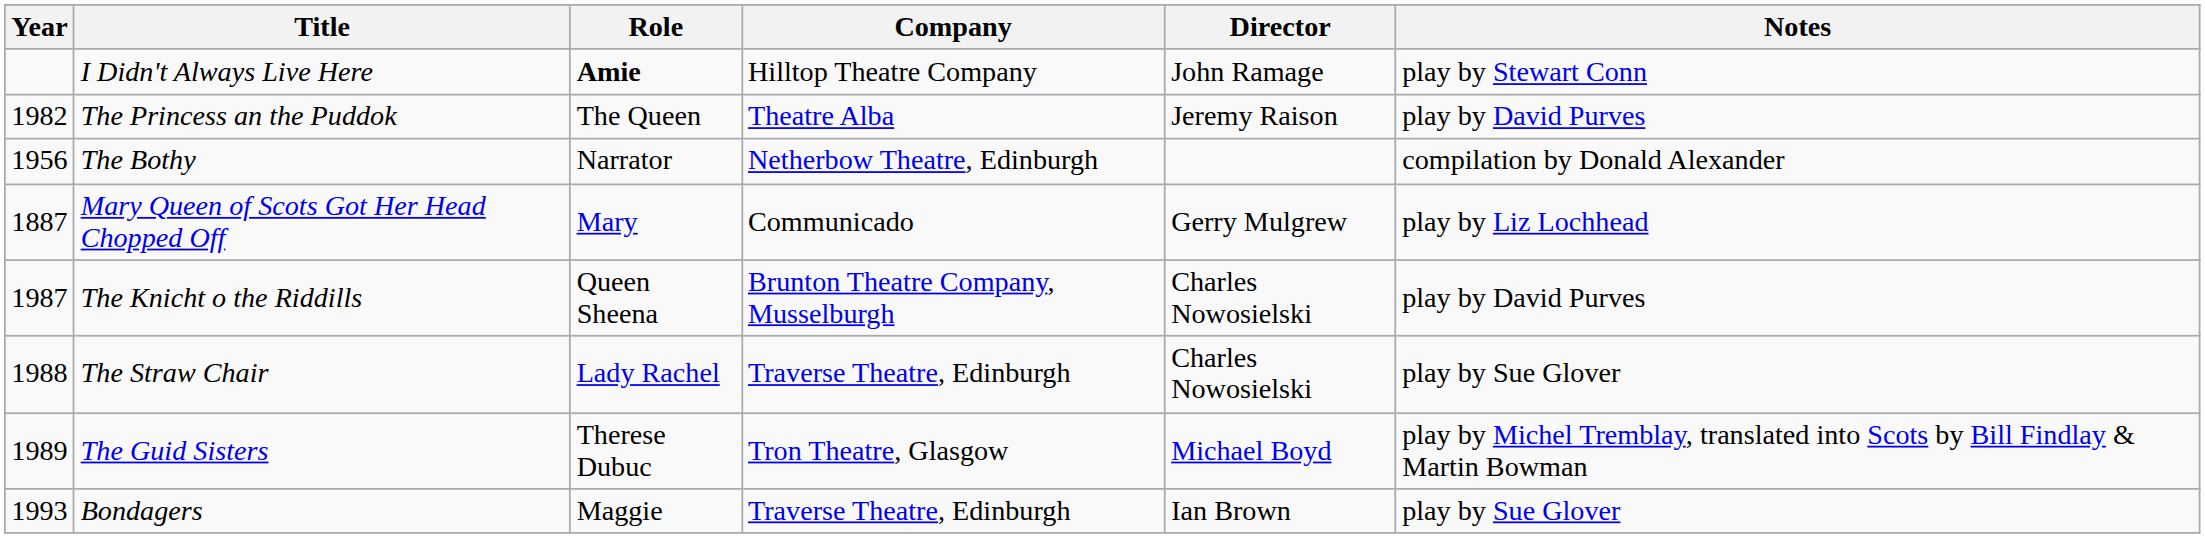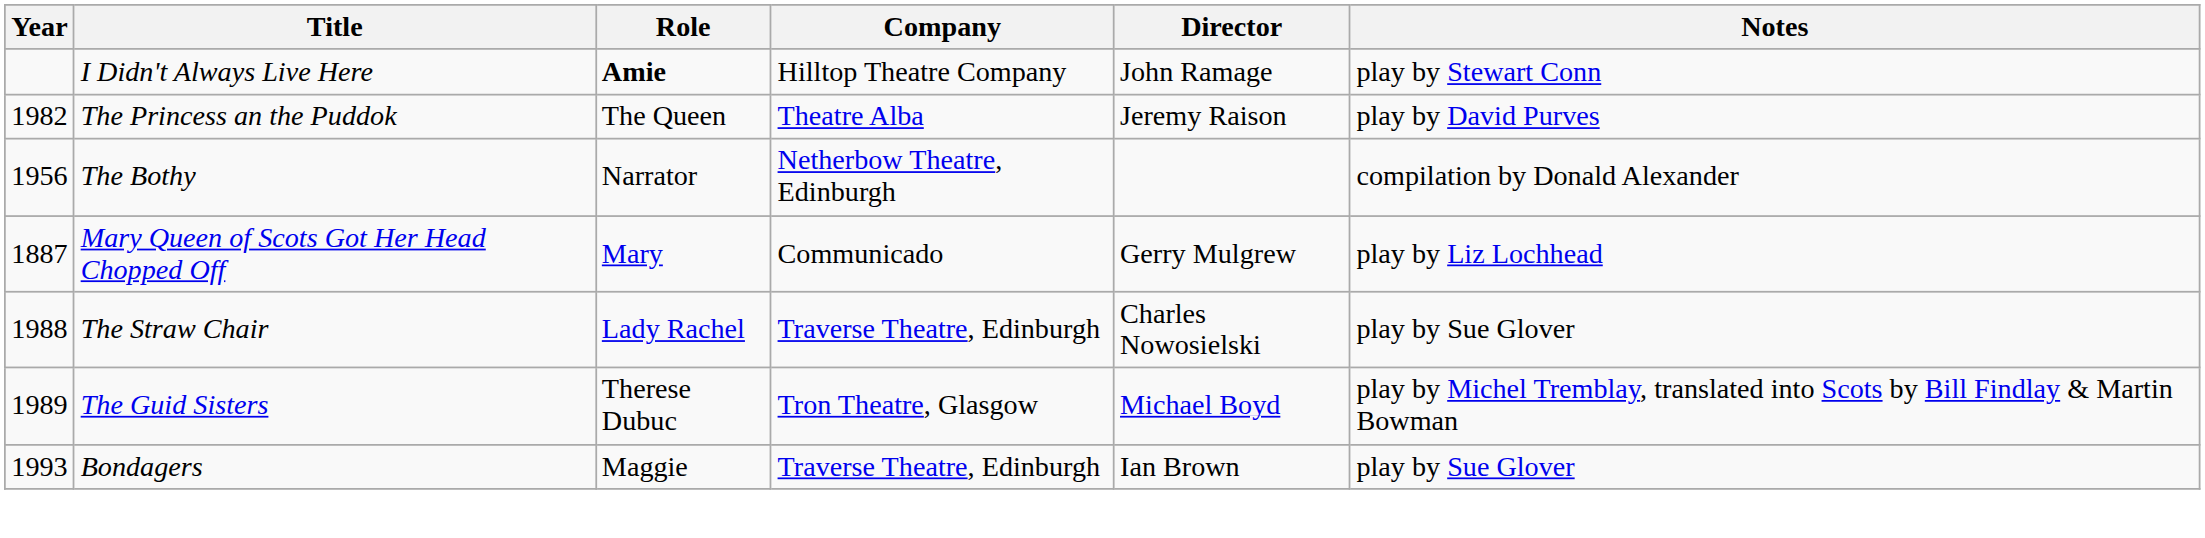- row: (221, 297)
